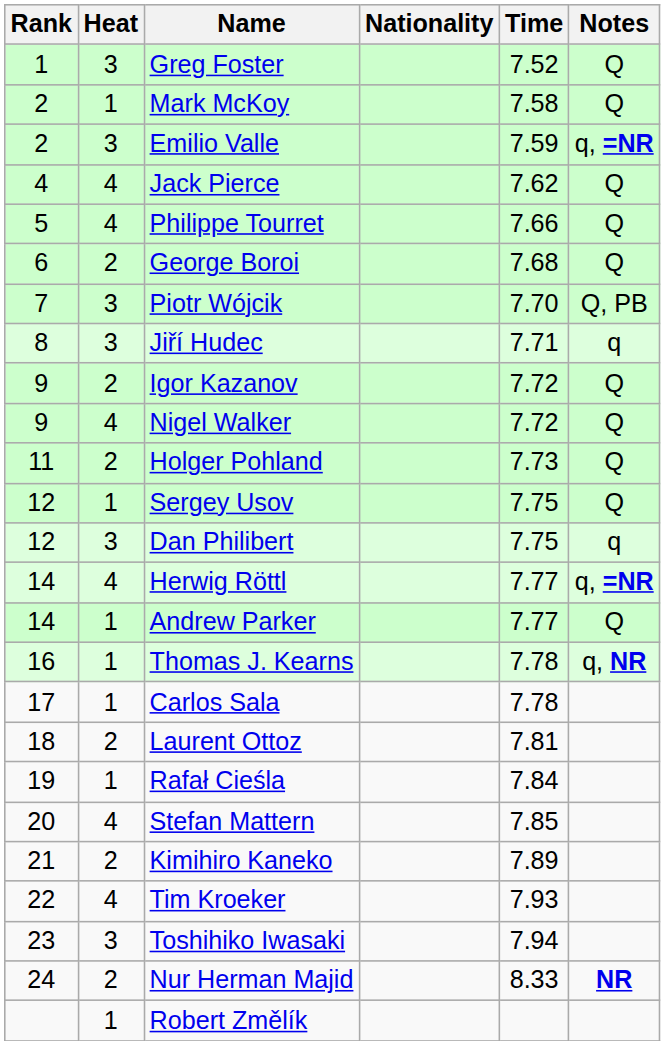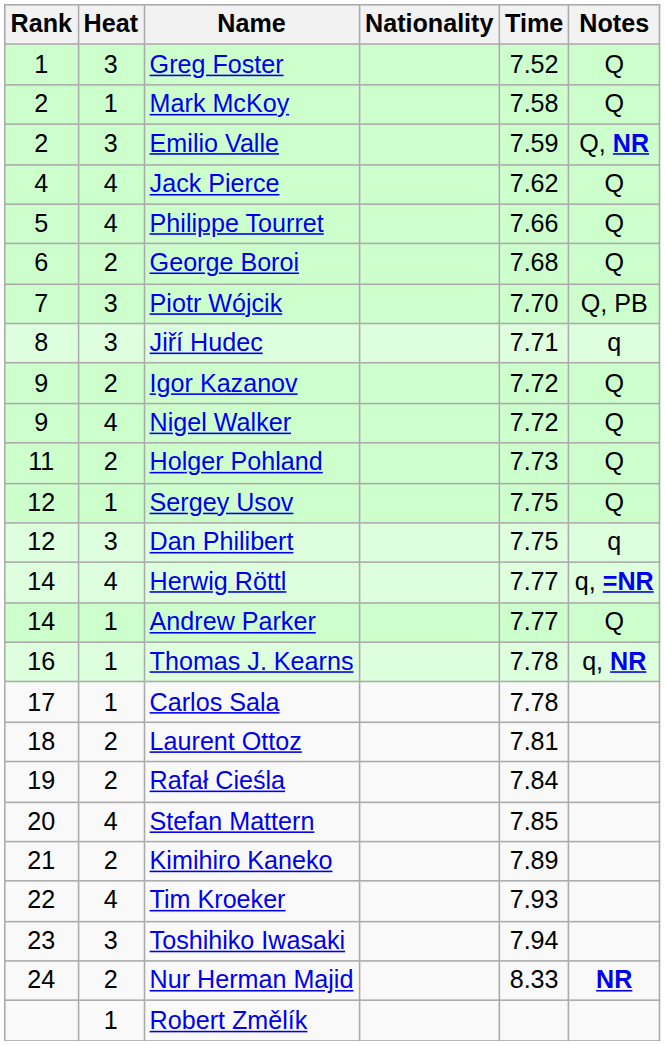(614, 143) q, =NR -> (614, 143) Q, NR
(111, 781) 1 -> (111, 781) 2
